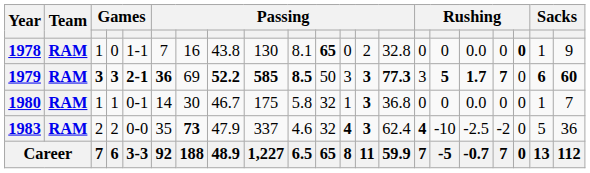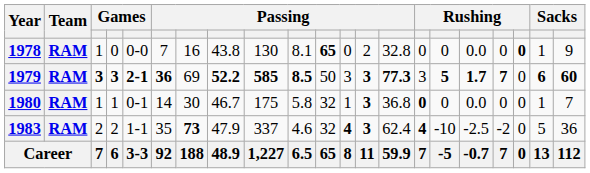(137, 50) 1-1 -> (137, 50) 0-0
(422, 102) normal -> (422, 102) bold
(137, 128) 0-0 -> (137, 128) 1-1
